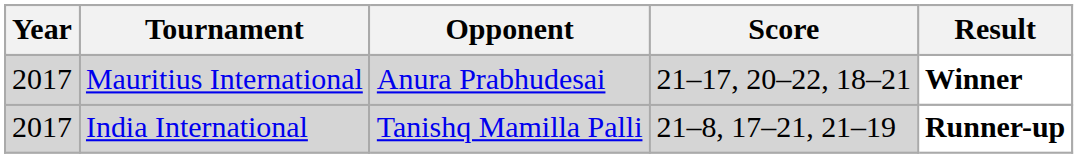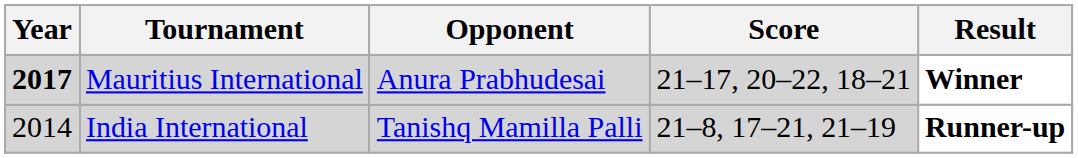(42, 78) normal -> (42, 78) bold
(42, 128) 2017 -> (42, 128) 2014
